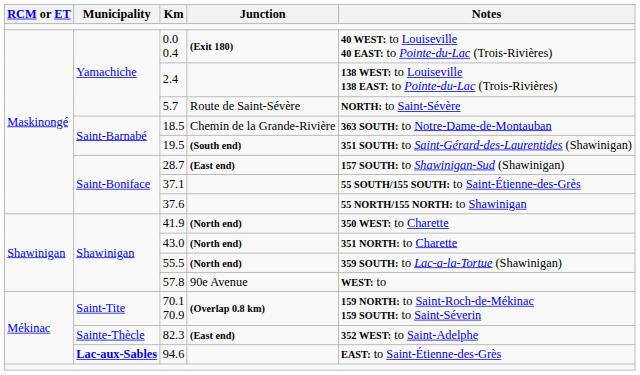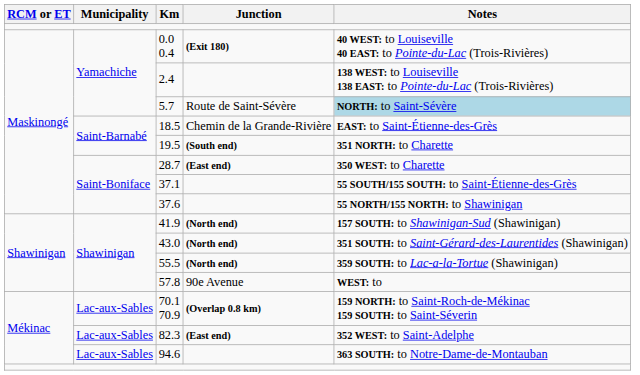(401, 106) no background -> (397, 106) lightblue background
(446, 125) 363 SOUTH: to Notre-Dame-de-Montauban -> (417, 125) EAST: to Saint-Étienne-des-Grès
(487, 145) 351 SOUTH: to Saint-Gérard-des-Laurentides (Shawinigan) -> (395, 145) 351 NORTH: to Charette
(453, 164) 157 SOUTH: to Shawinigan-Sud (Shawinigan) -> (391, 164) 350 WEST: to Charette
(395, 223) 350 WEST: to Charette -> (449, 223) 157 SOUTH: to Shawinigan-Sud (Shawinigan)
(399, 243) 351 NORTH: to Charette -> (482, 243) 351 SOUTH: to Saint-Gérard-des-Laurentides (Shawinigan)
(101, 308) Saint-Tite -> (115, 308) Lac-aux-Sables
(111, 335) Sainte-Thècle -> (115, 335) Lac-aux-Sables
(117, 354) bold -> (115, 354) normal
(421, 354) EAST: to Saint-Étienne-des-Grès -> (442, 354) 363 SOUTH: to Notre-Dame-de-Montauban
